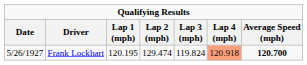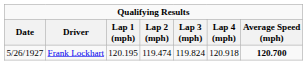(157, 53) 129.474 -> (157, 53) 119.474
(224, 53) lightsalmon background -> (224, 53) no background
